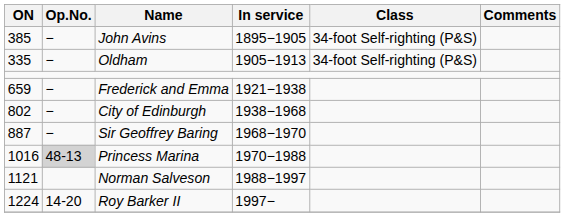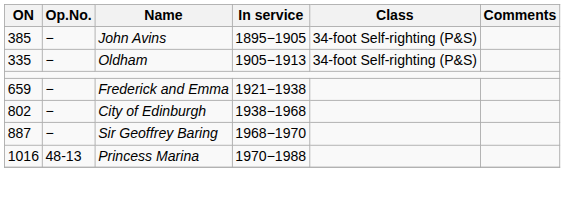(64, 156) lightgrey background -> (64, 156) no background
- row: (23, 178)
- row: (23, 200)
